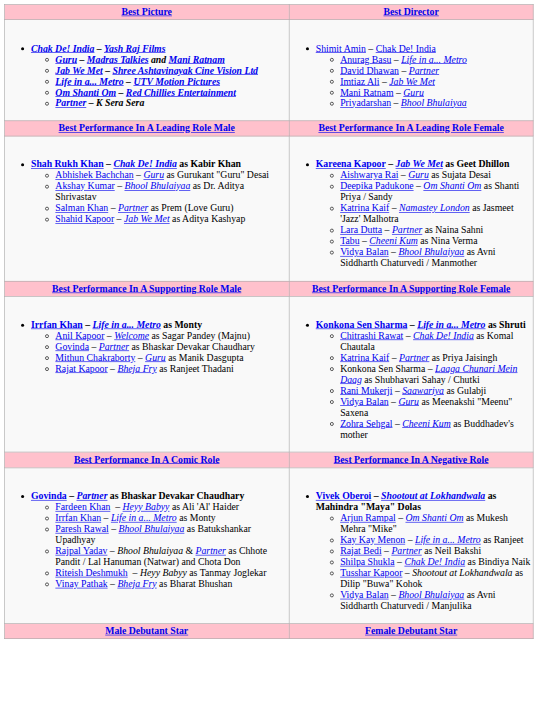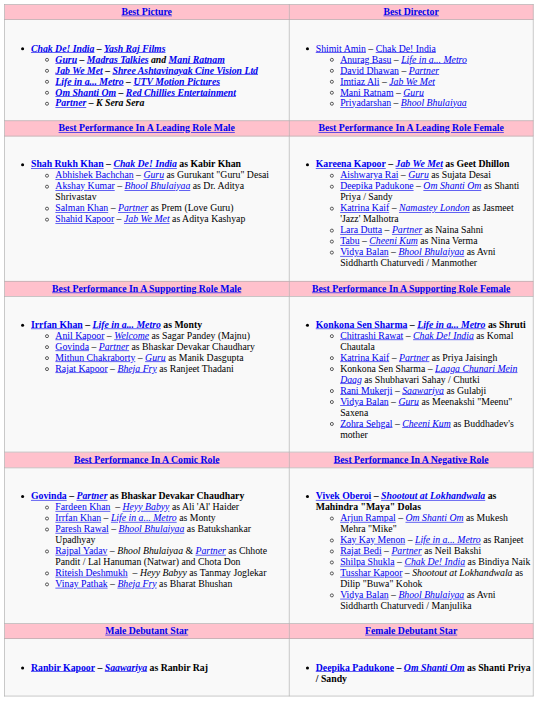+ row: (147, 667)
